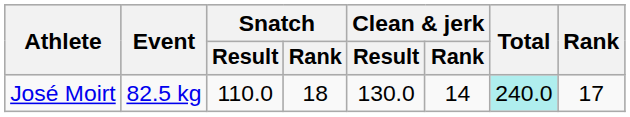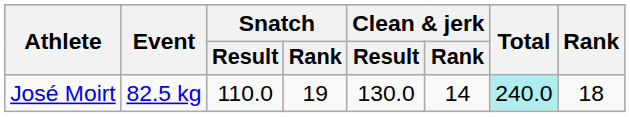(315, 94) 18 -> (315, 94) 19
(591, 94) 17 -> (591, 94) 18
